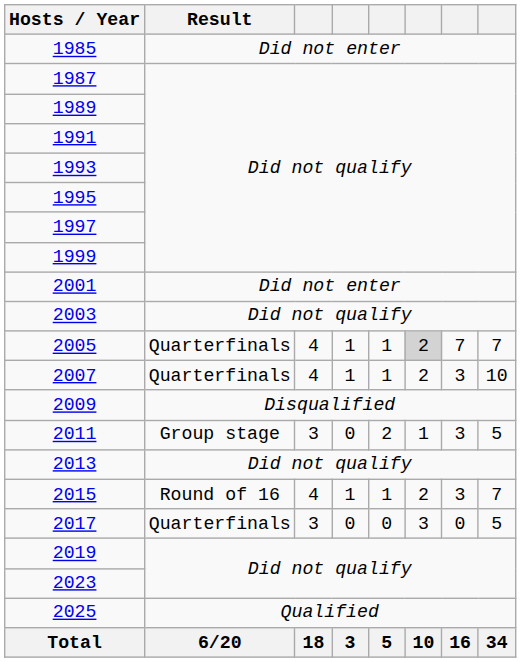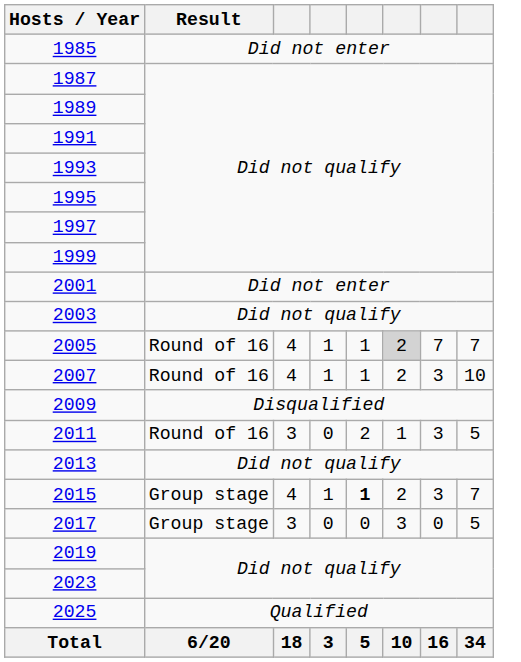(220, 346) Quarterfinals -> (209, 346) Round of 16
(220, 375) Quarterfinals -> (209, 375) Round of 16
(220, 435) Group stage -> (209, 435) Round of 16
(220, 494) Round of 16 -> (209, 494) Group stage
(387, 494) normal -> (365, 494) bold
(220, 524) Quarterfinals -> (209, 524) Group stage
